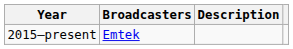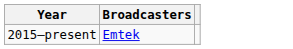- column: (239, 15)
